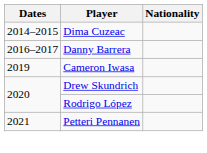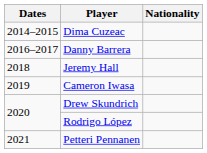+ row: (91, 67)
